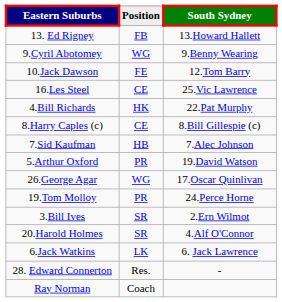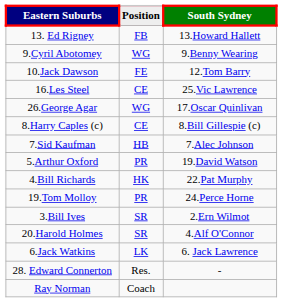rows swapped: (62, 179) <-> (62, 107)
